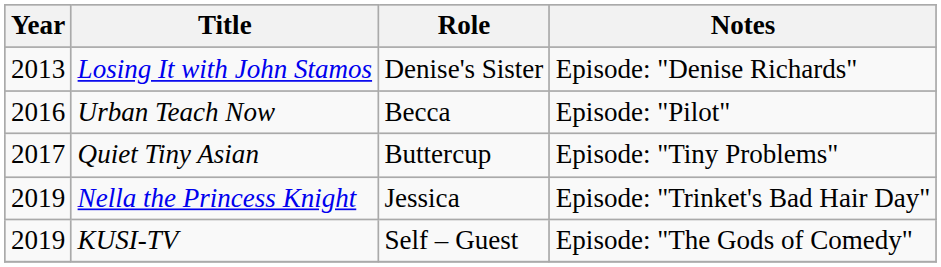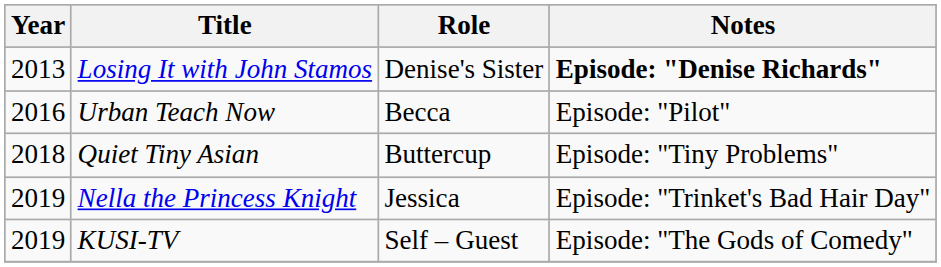(707, 68) normal -> (719, 68) bold
(38, 154) 2017 -> (38, 154) 2018
